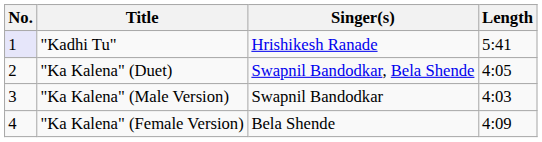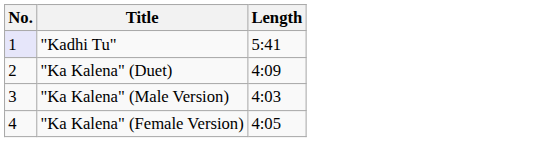- column: (363, 17)
(497, 70) 4:05 -> (266, 70) 4:09
(497, 123) 4:09 -> (266, 123) 4:05
